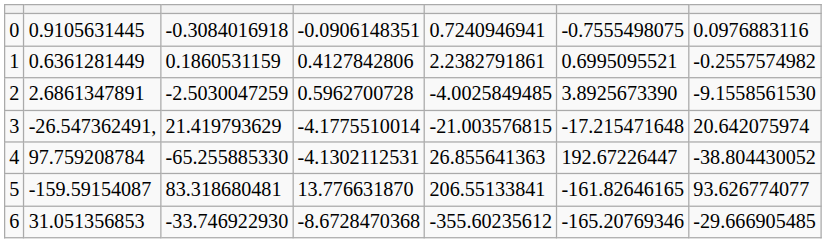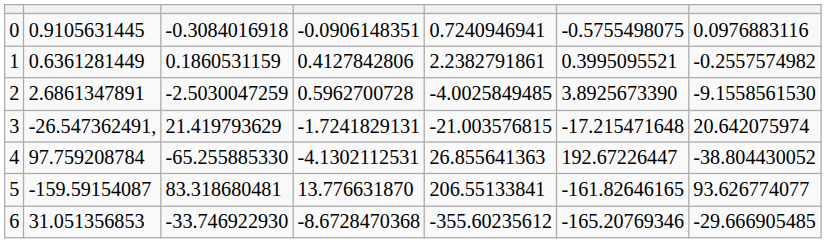(623, 29) -0.7555498075 -> (623, 29) -0.5755498075
(619, 61) 0.6995095521 -> (619, 61) 0.3995095521
(359, 125) -4.1775510014 -> (359, 125) -1.7241829131
